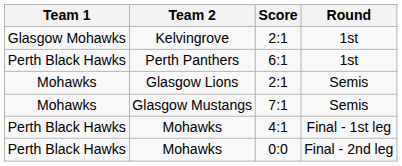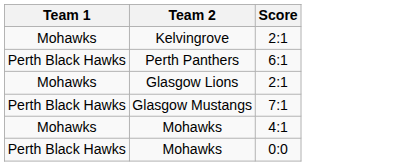- column: (349, 15)
(67, 37) Glasgow Mohawks -> (67, 37) Mohawks
(67, 104) Mohawks -> (67, 104) Perth Black Hawks
(67, 127) Perth Black Hawks -> (67, 127) Mohawks
